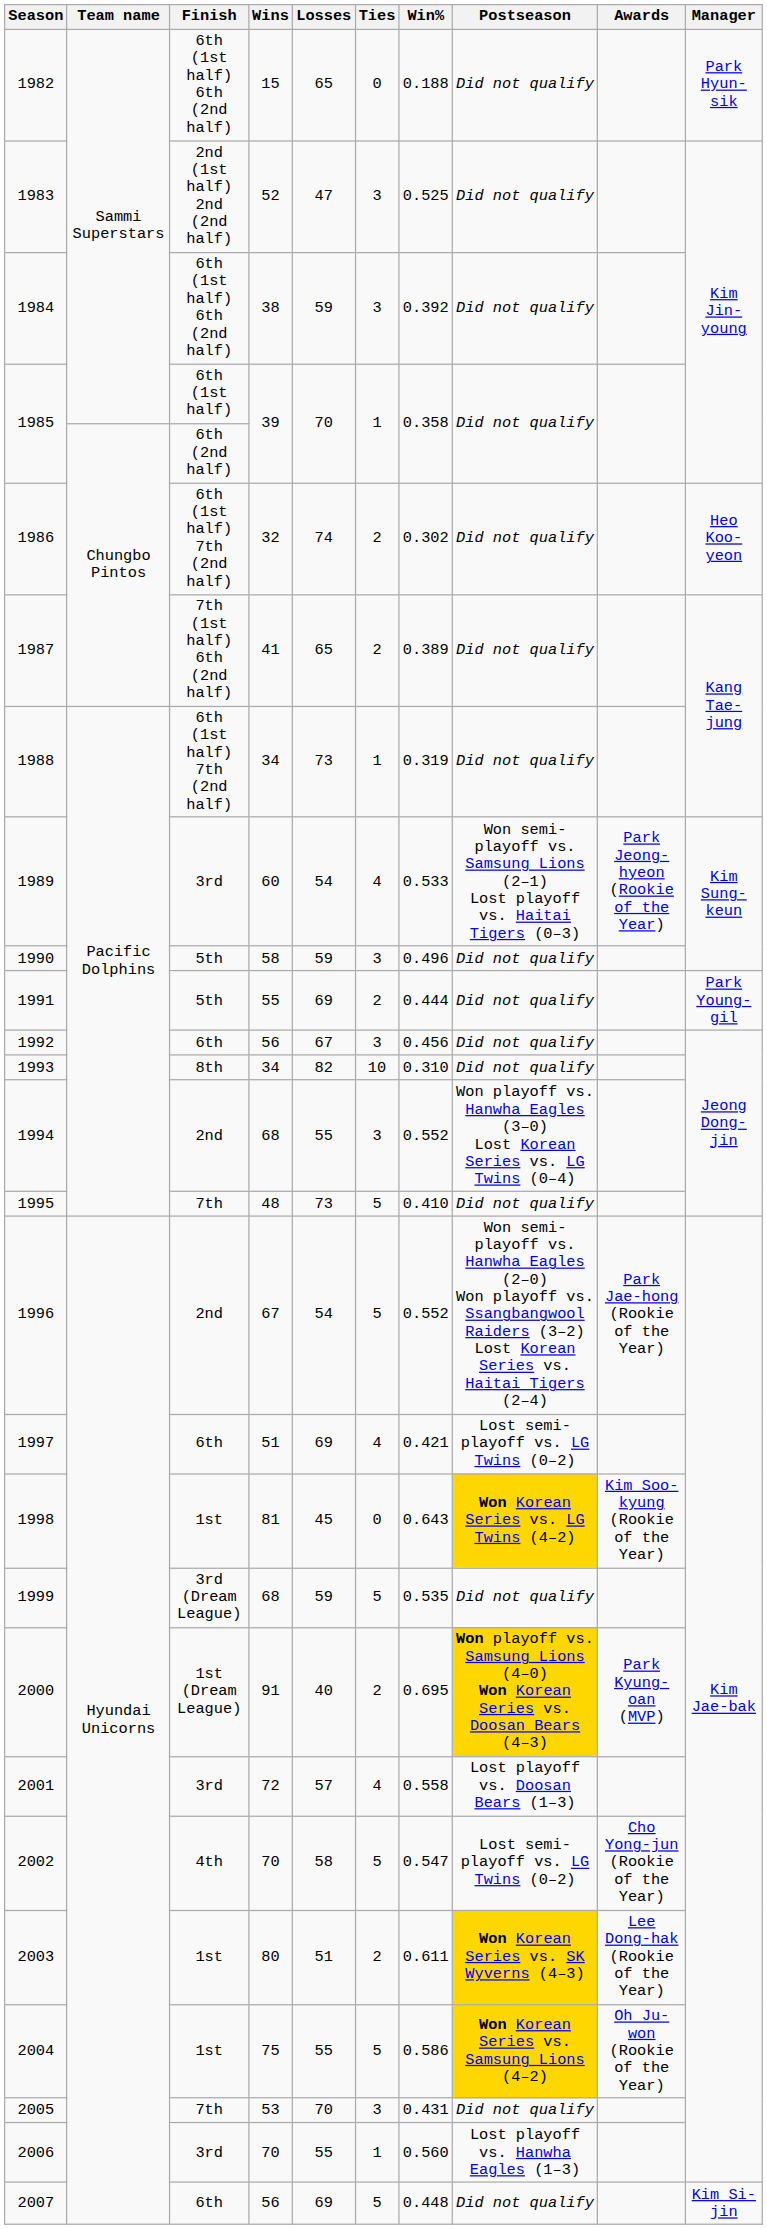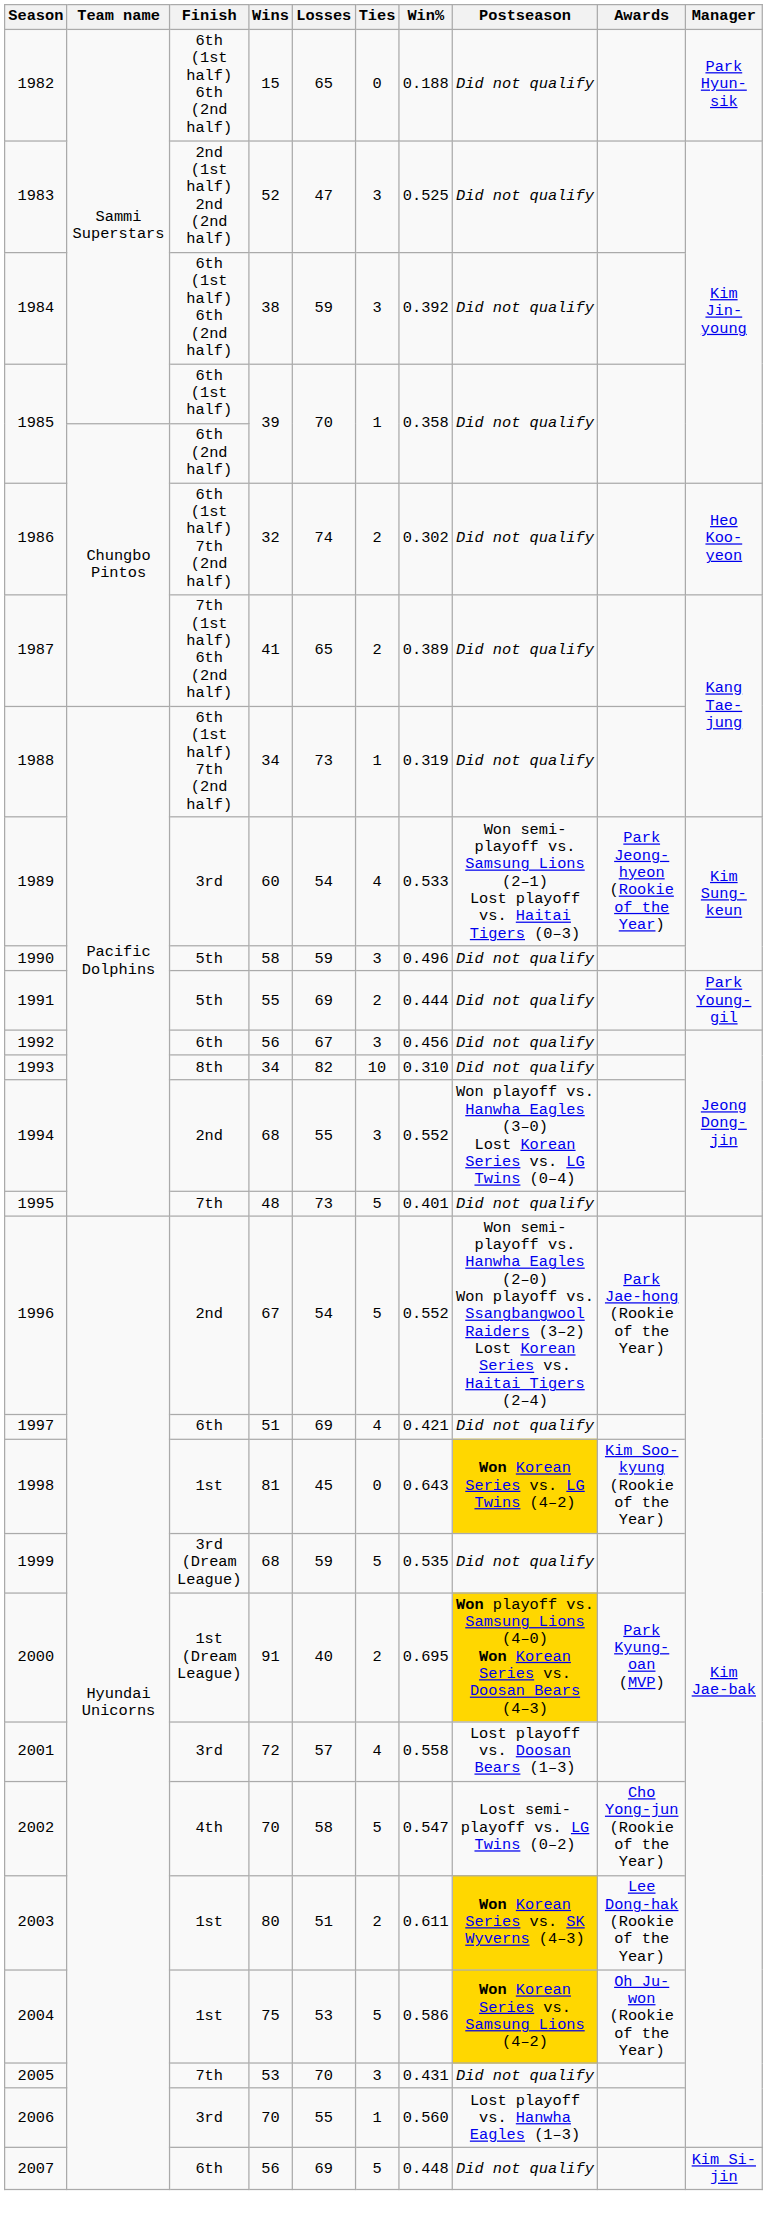(426, 1204) 0.410 -> (426, 1204) 0.401
(525, 1444) Lost semi-playoff vs. LG Twins (0–2) -> (525, 1427) Did not qualify
(324, 2052) 55 -> (324, 2017) 53
